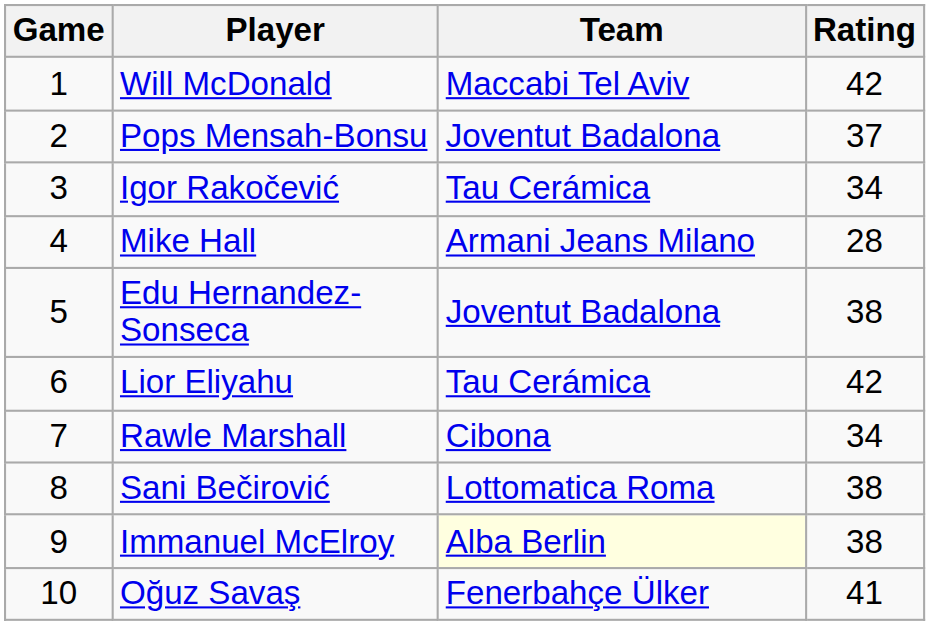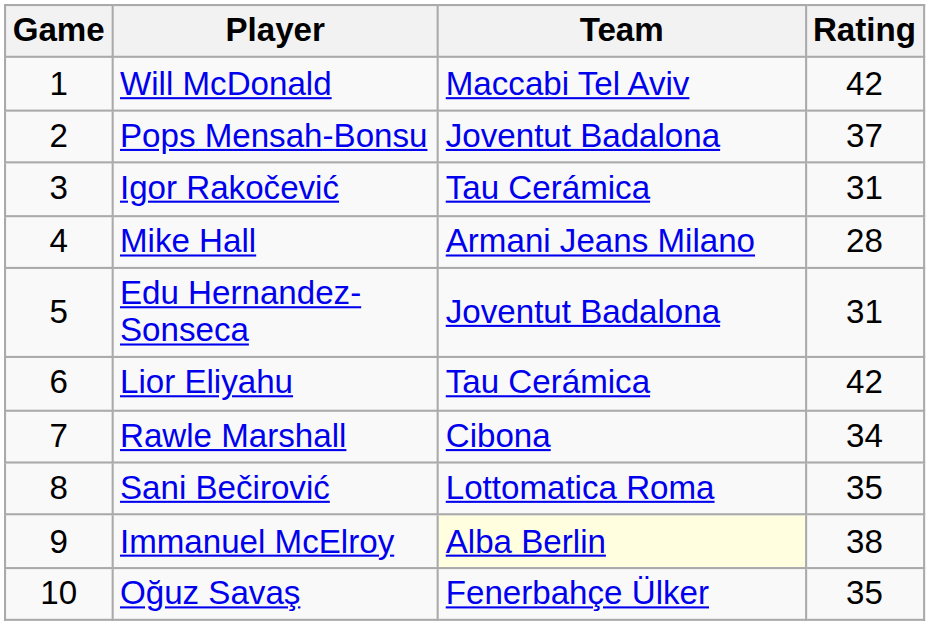(864, 188) 34 -> (864, 188) 31
(864, 312) 38 -> (864, 312) 31
(864, 488) 38 -> (864, 488) 35
(864, 593) 41 -> (864, 593) 35
